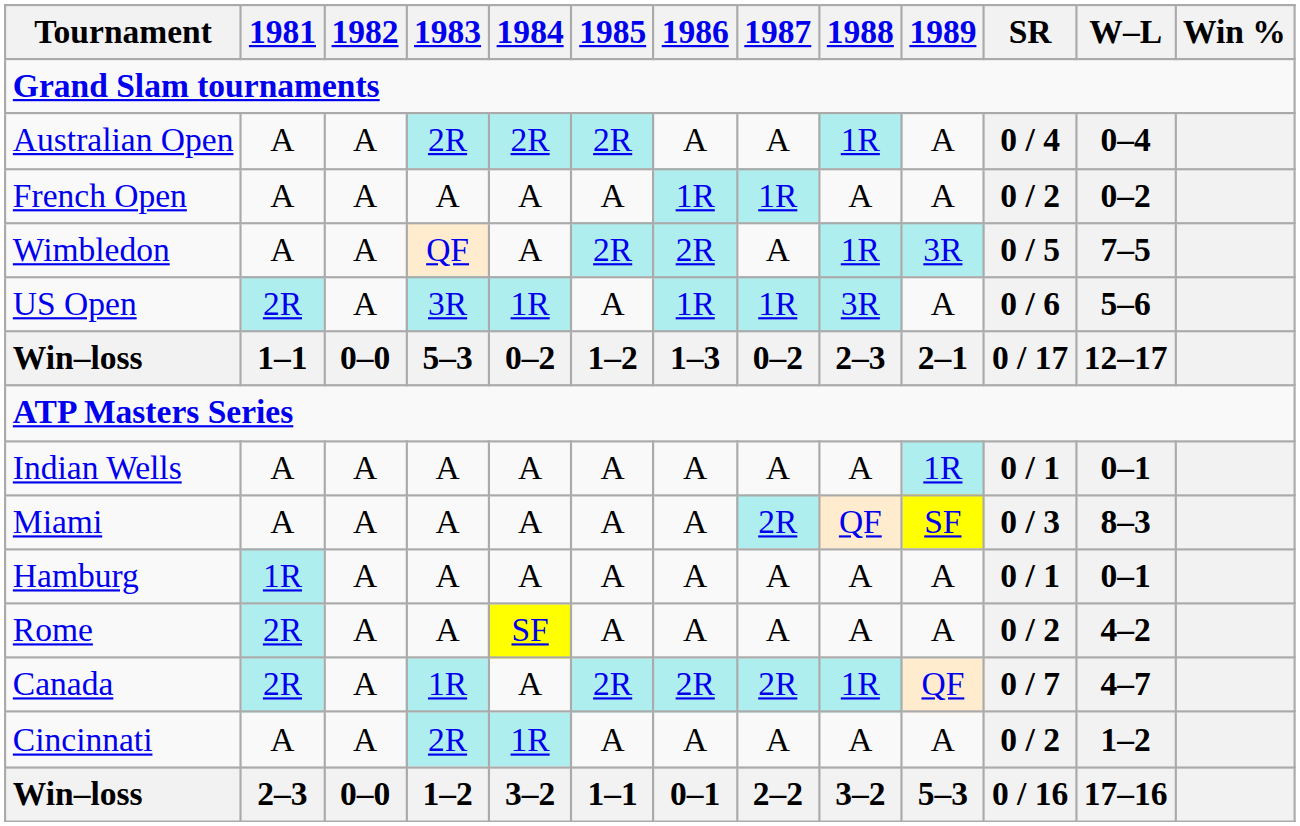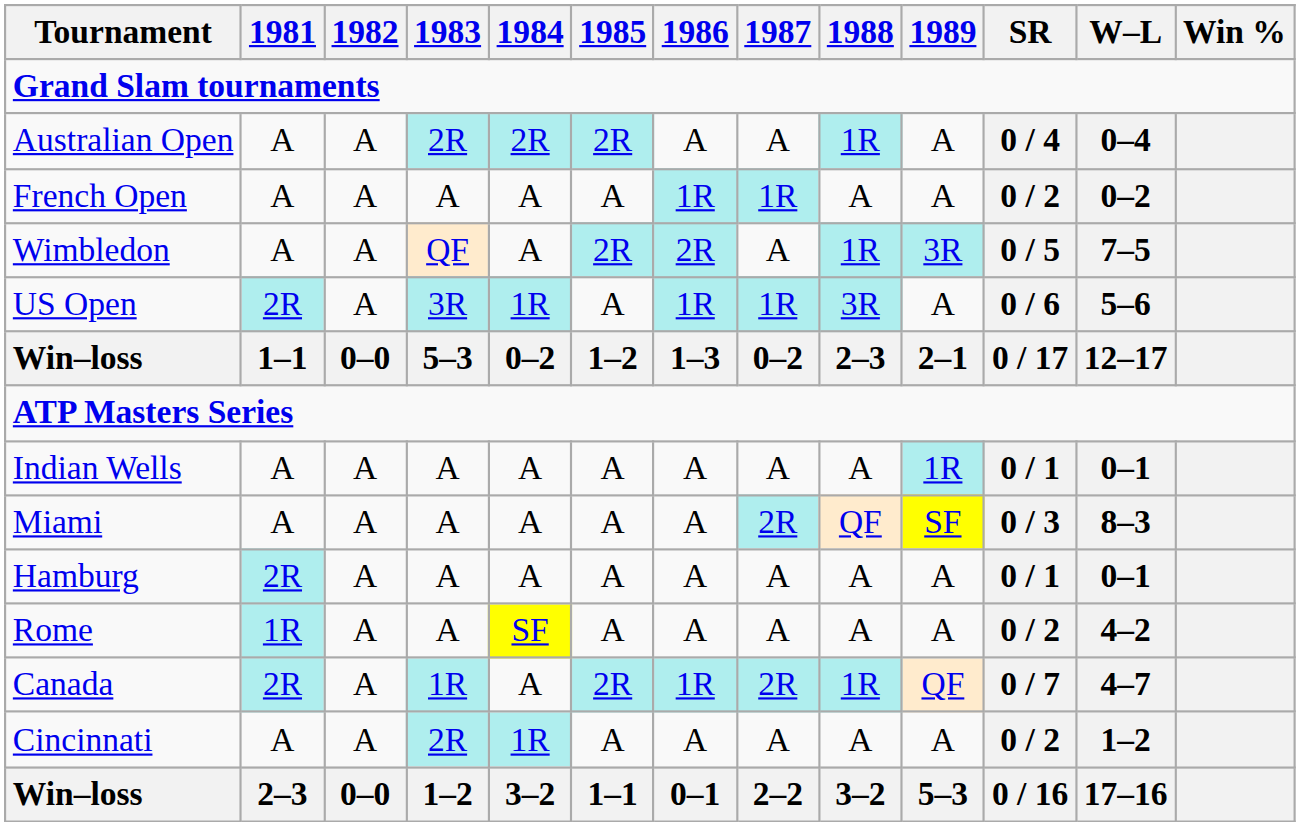(282, 575) 1R -> (282, 575) 2R
(282, 629) 2R -> (282, 629) 1R
(695, 684) 2R -> (695, 684) 1R
